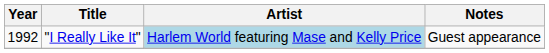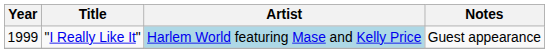(23, 37) 1992 -> (23, 37) 1999
